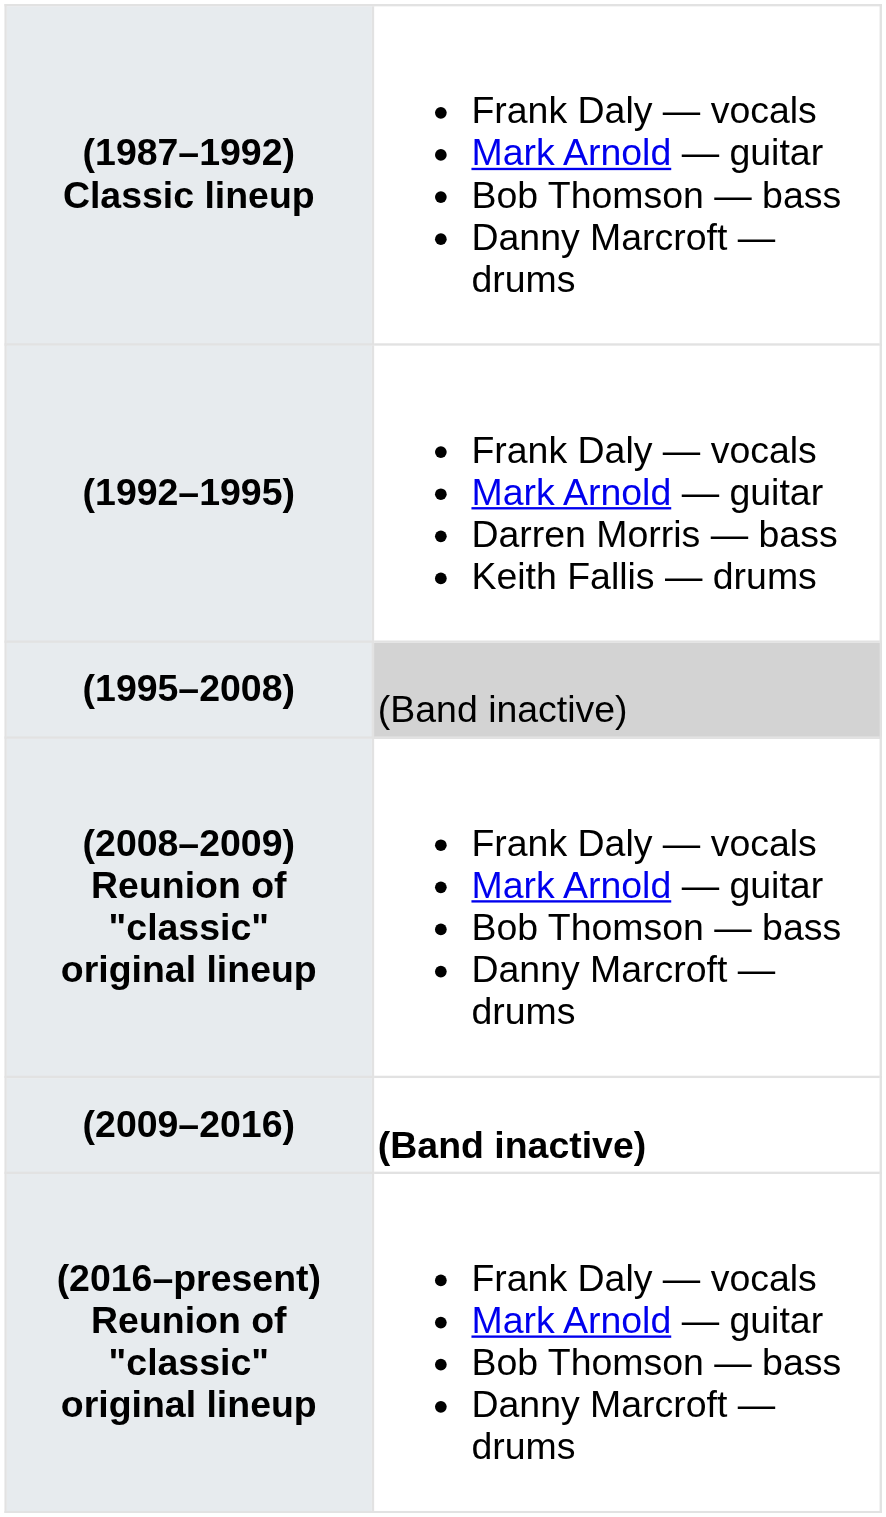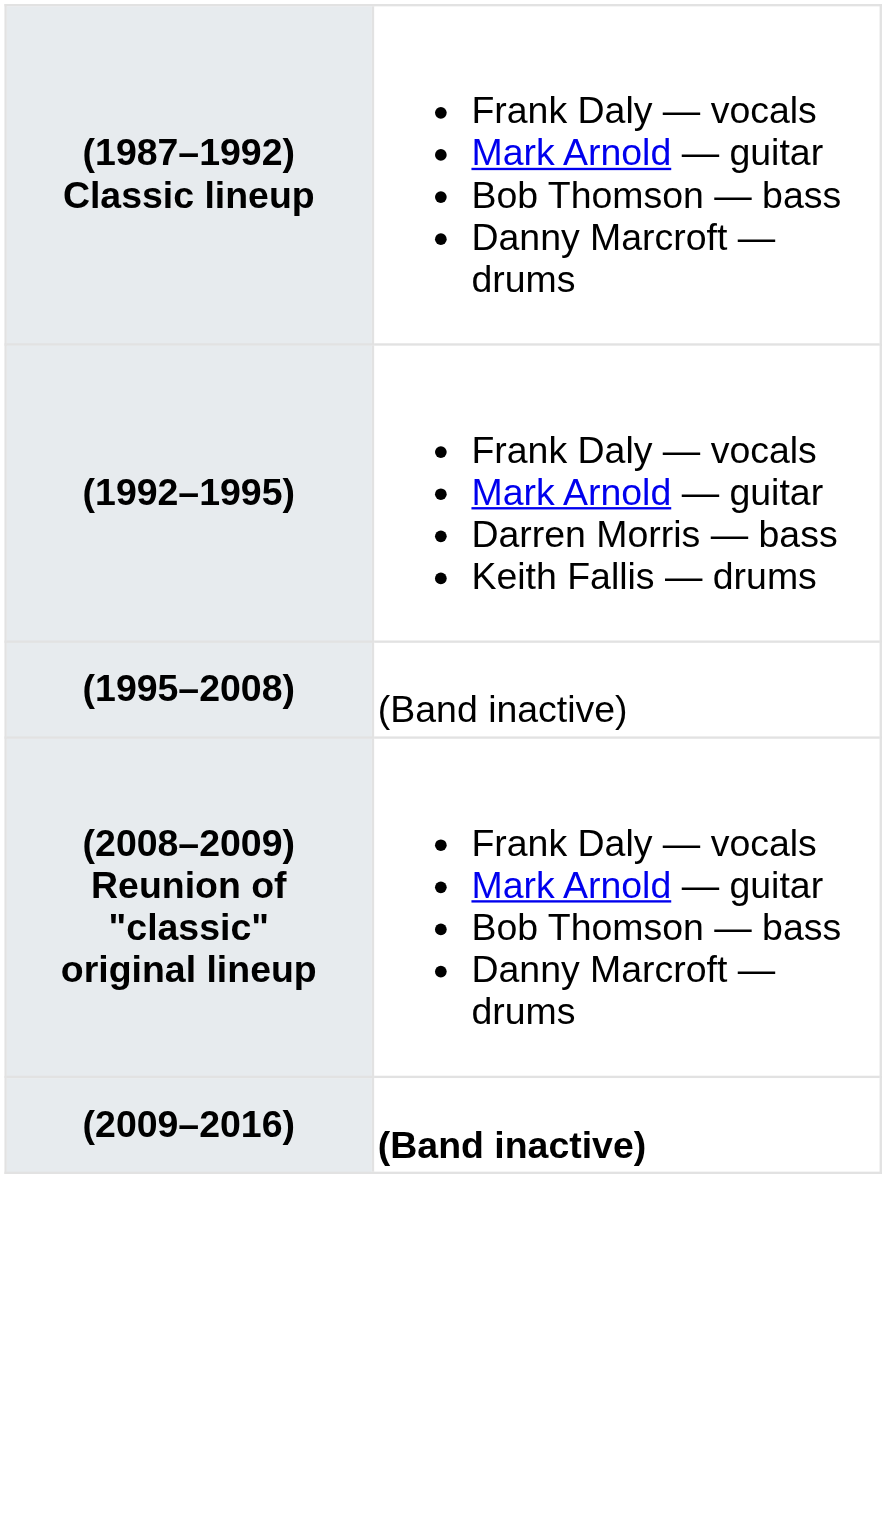(503, 710) lightgrey background -> (503, 710) no background
- row: (189, 1341)
